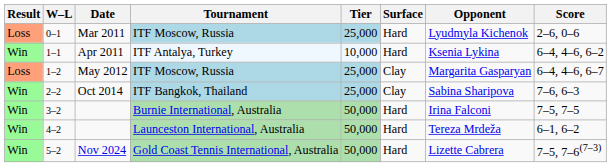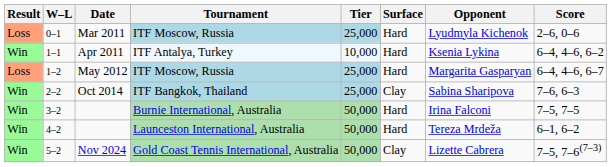(395, 71) Clay -> (395, 71) Hard
(395, 150) Hard -> (395, 150) Clay
